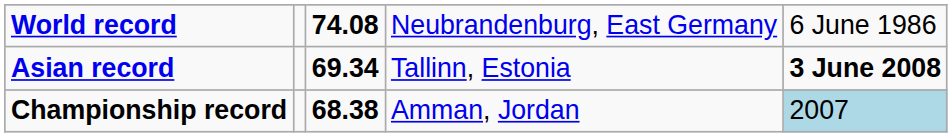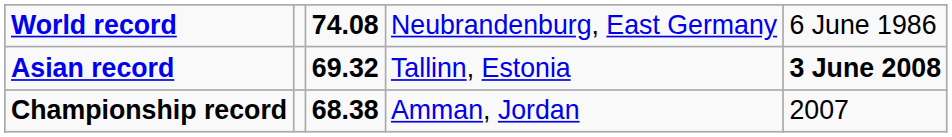(345, 68) 69.34 -> (345, 68) 69.32
(819, 110) lightblue background -> (819, 110) no background
